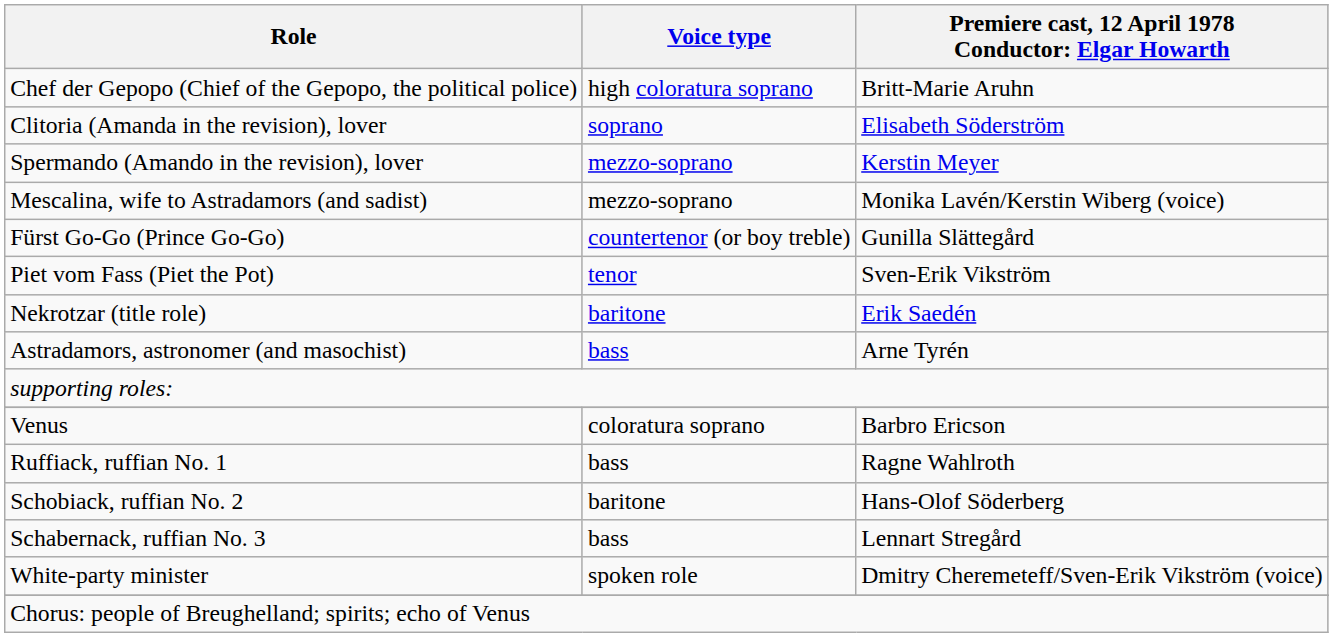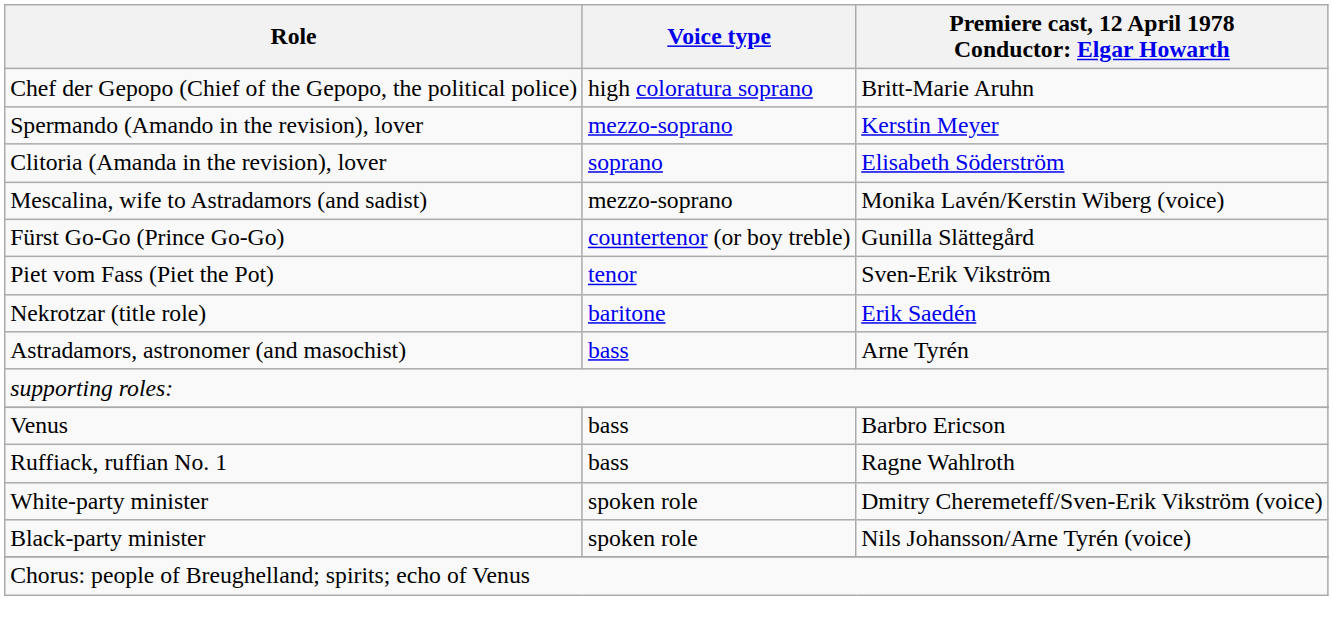rows swapped: (198, 125) <-> (217, 162)
(676, 425) coloratura soprano -> (608, 425) bass
- row: (127, 500)
- row: (138, 538)
+ row: (108, 538)
